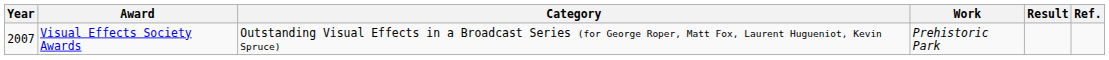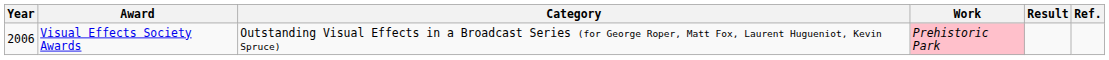(21, 39) 2007 -> (21, 39) 2006
(951, 39) no background -> (951, 39) pink background
